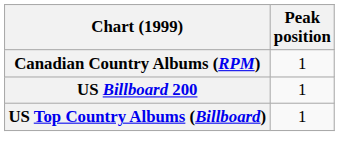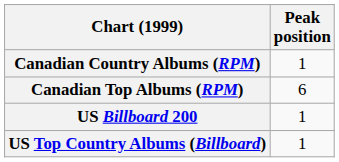+ row: (137, 90)
